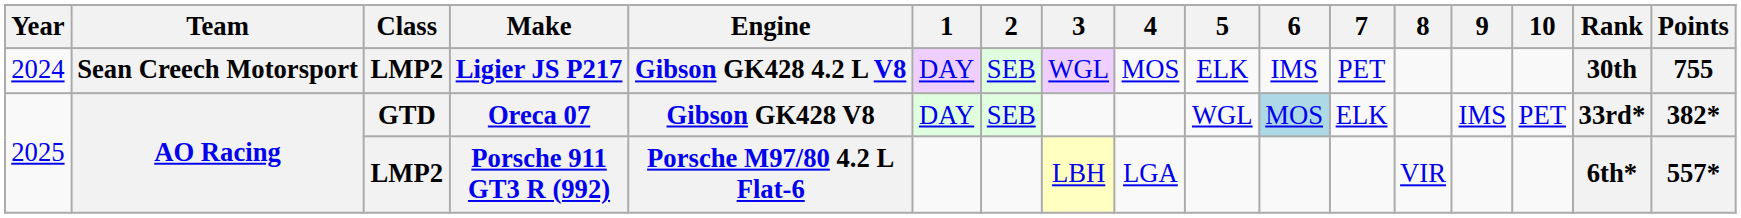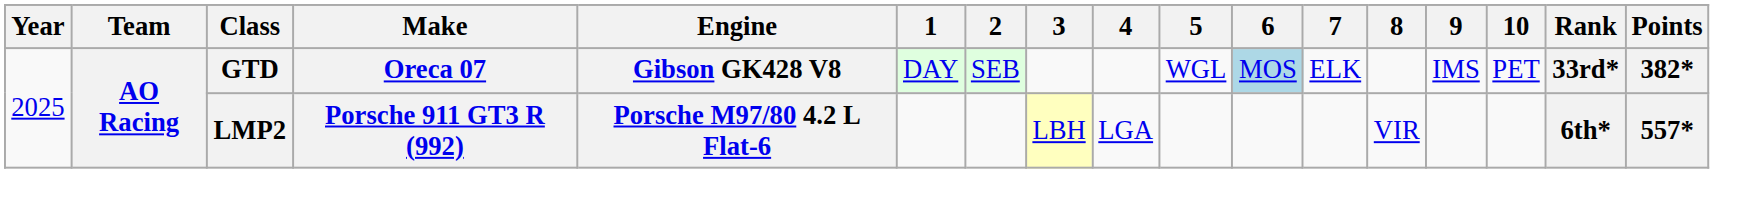- row: (539, 70)
